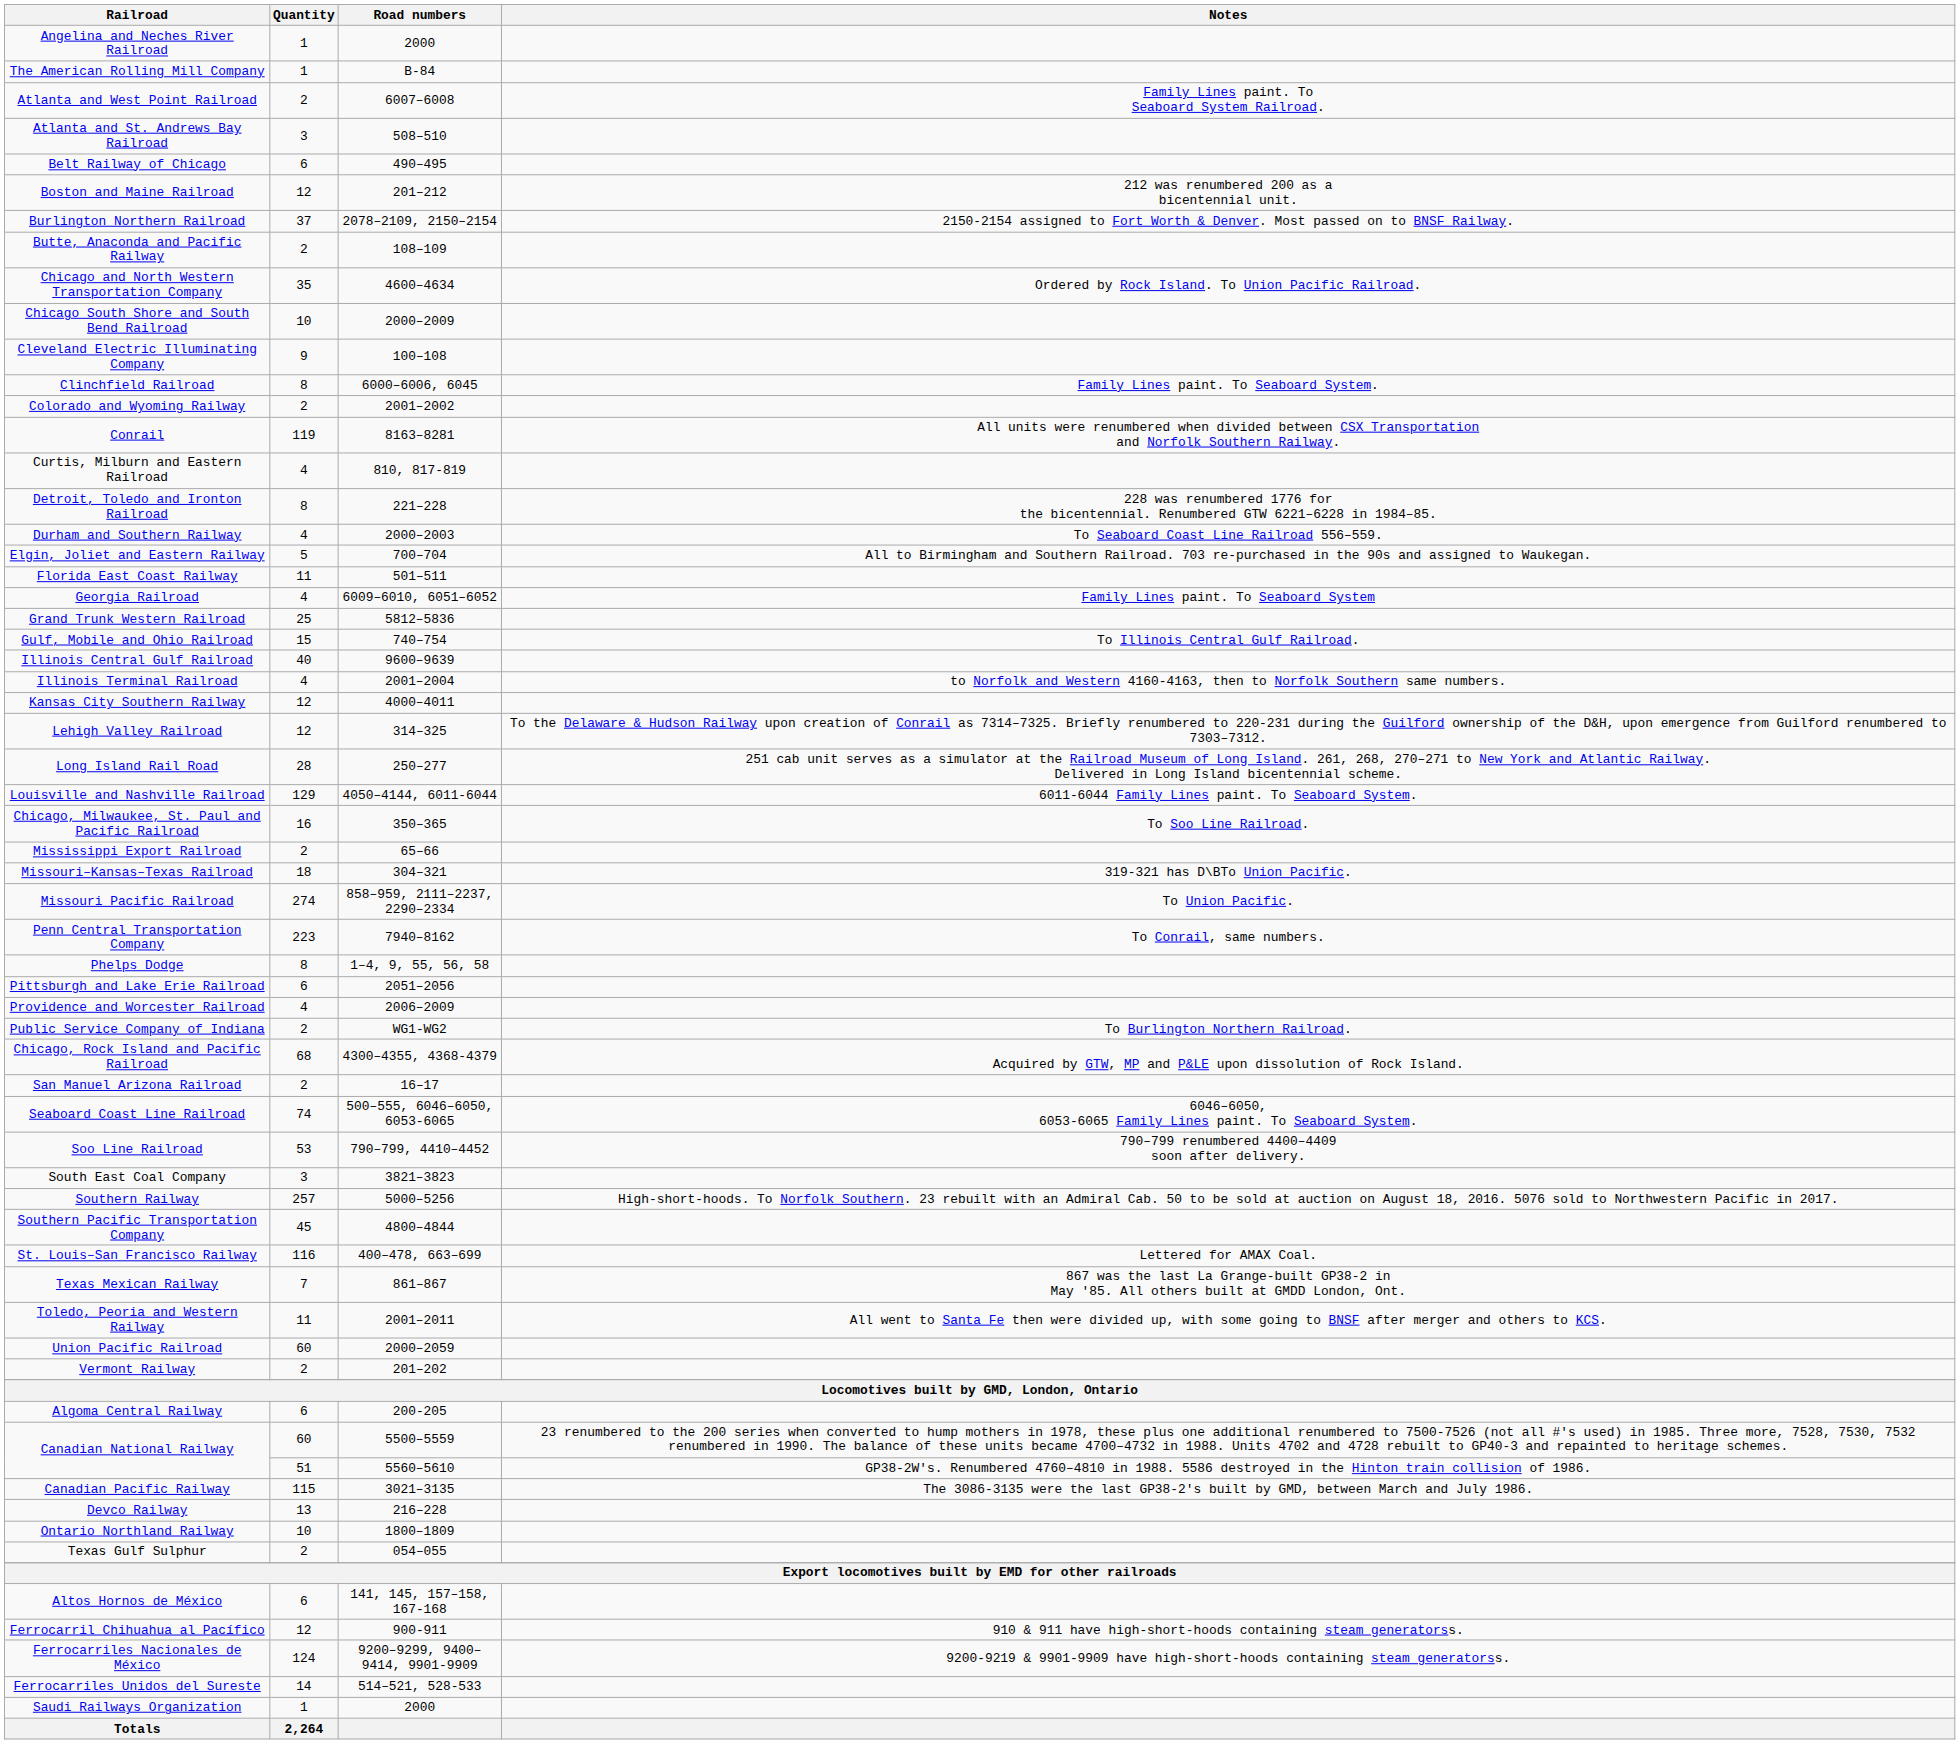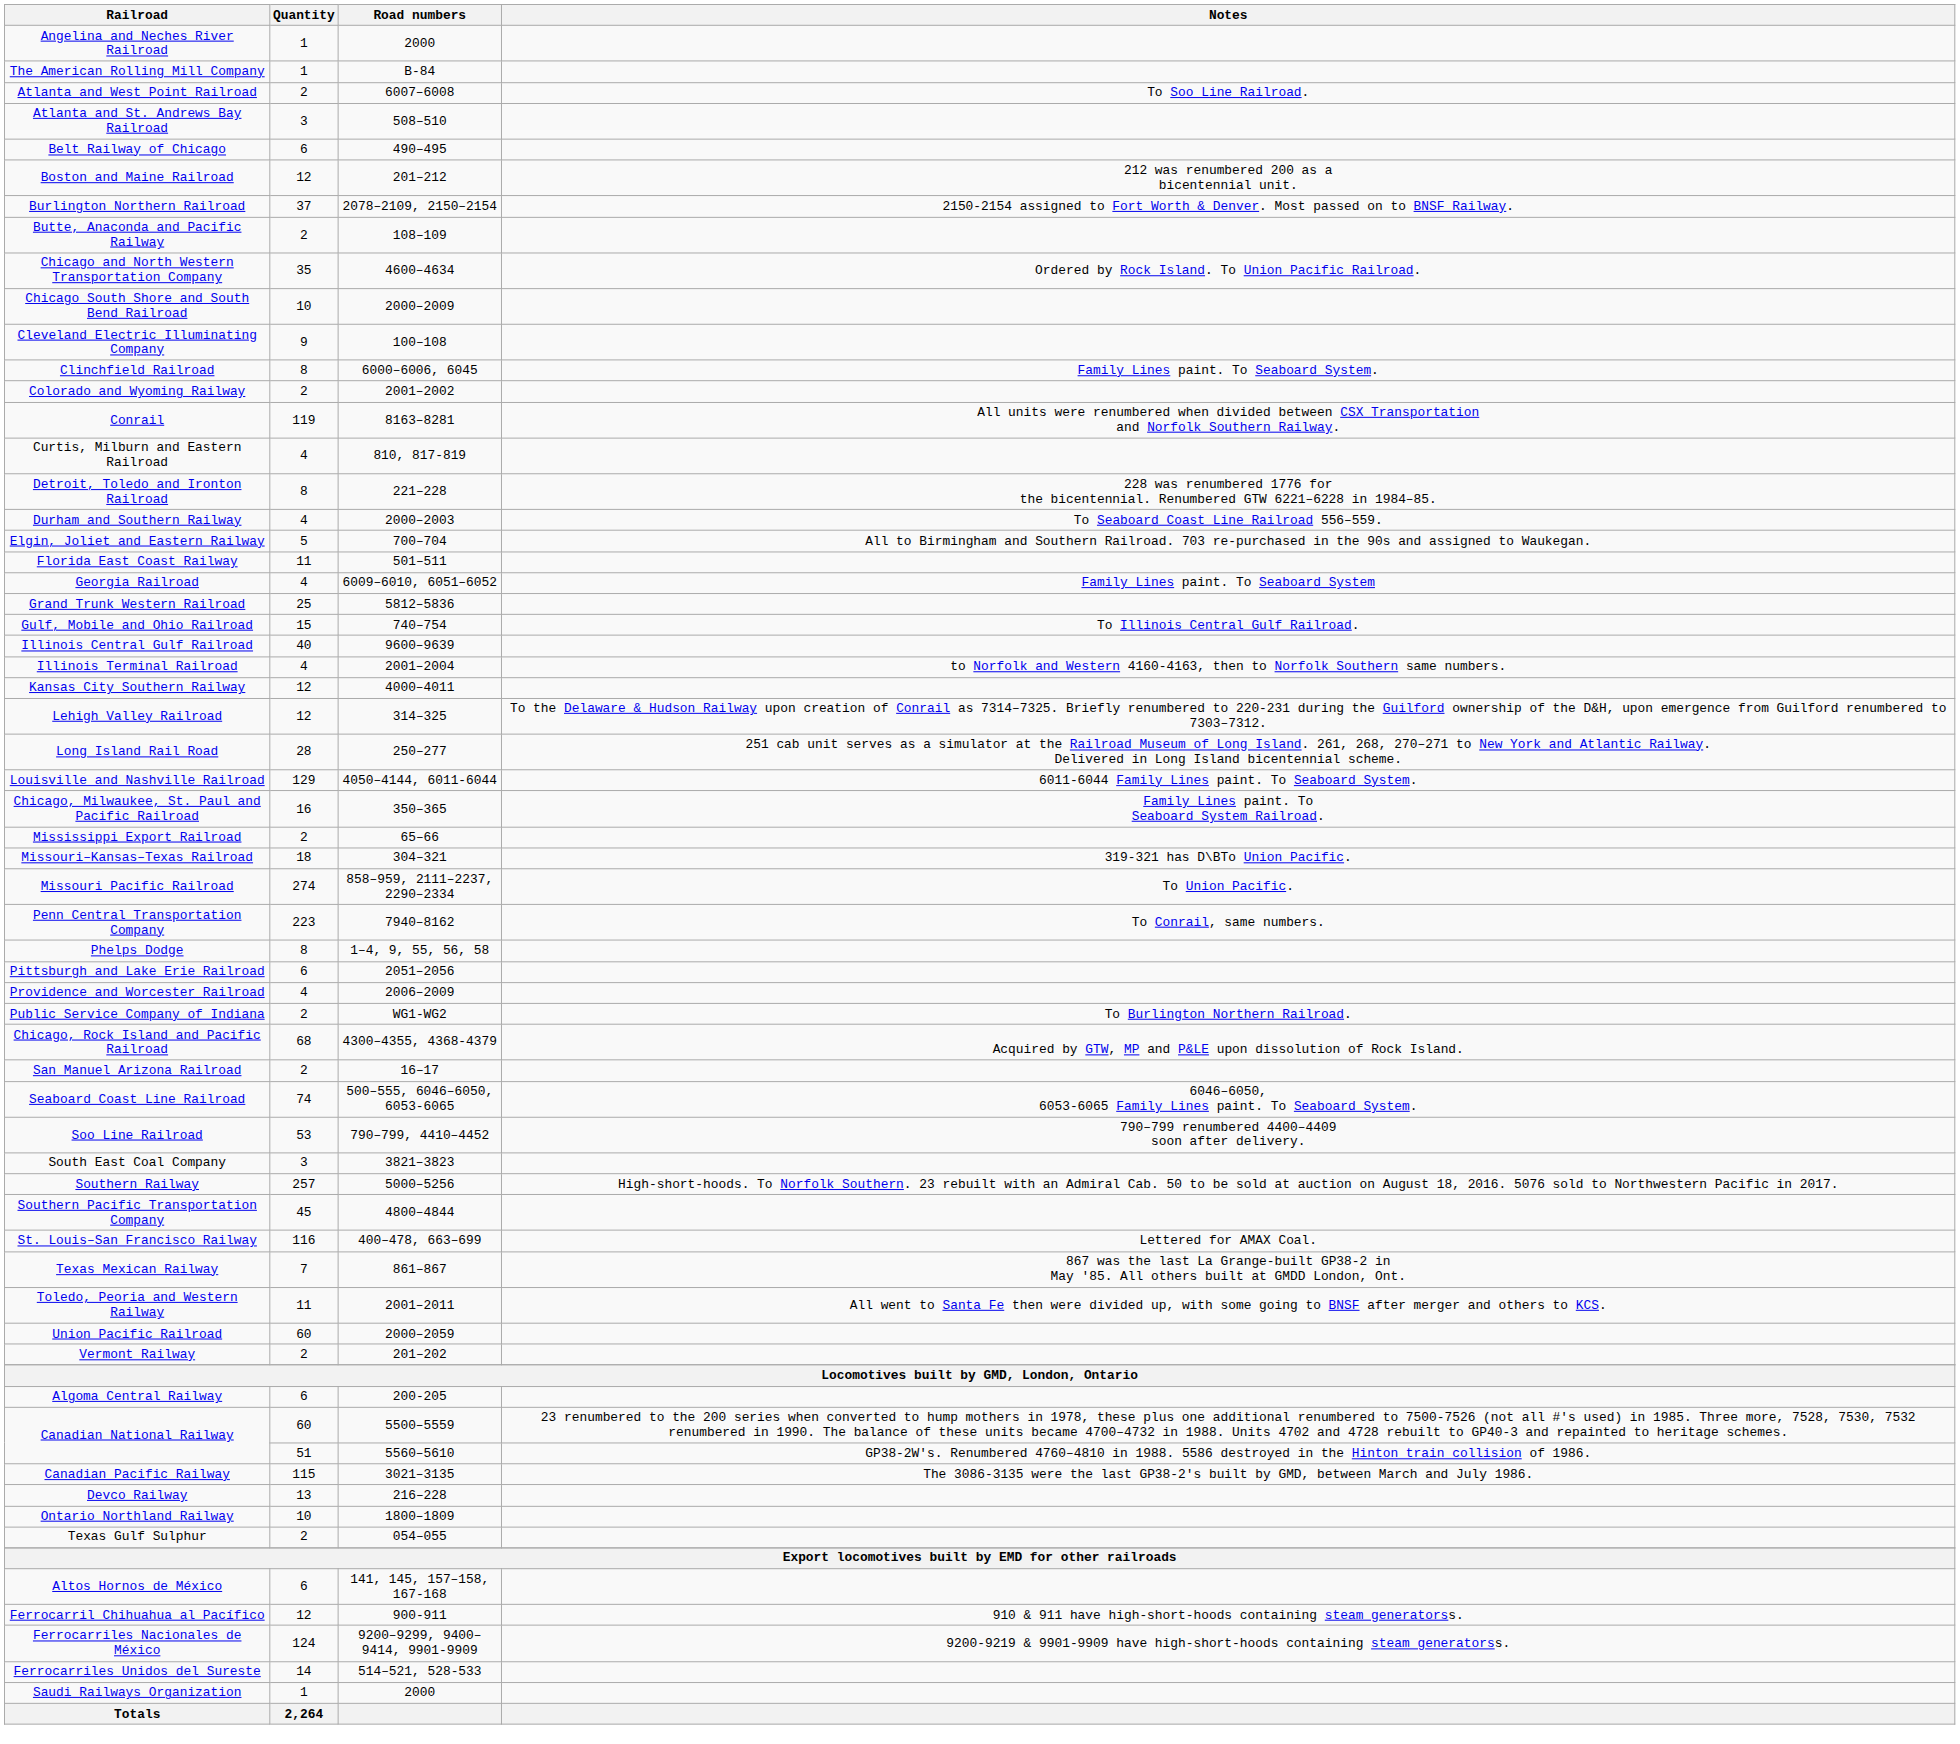(1228, 100) Family Lines paint. To Seaboard System Railroad. -> (1228, 93) To Soo Line Railroad.
(1228, 824) To Soo Line Railroad. -> (1228, 809) Family Lines paint. To Seaboard System Railroad.
